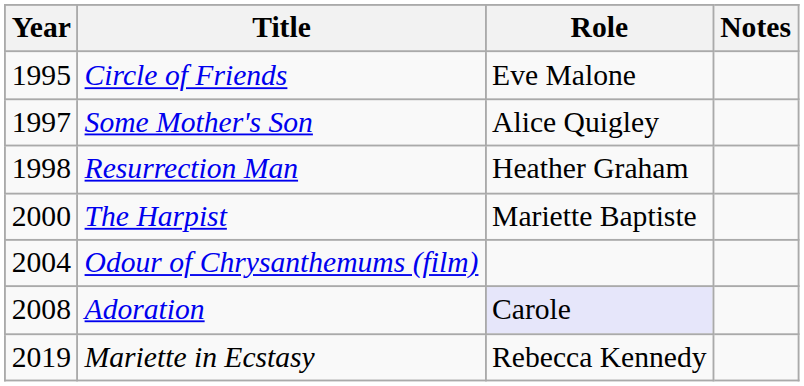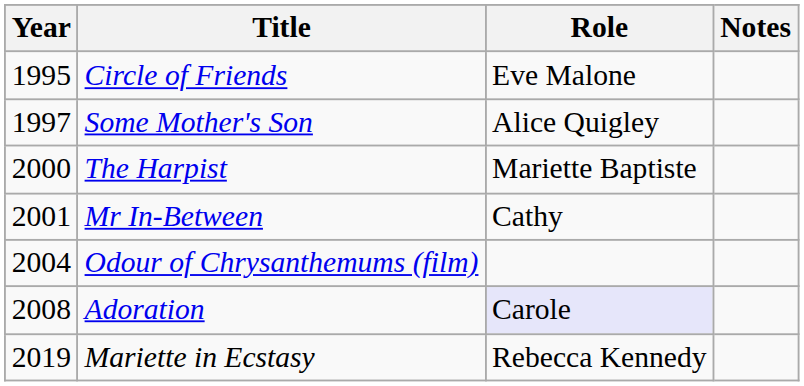- row: (191, 168)
+ row: (174, 215)
